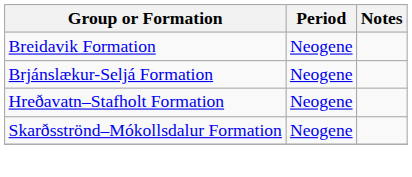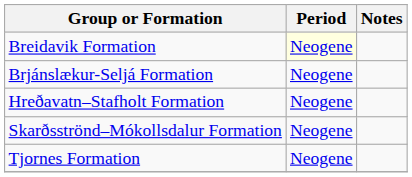(321, 46) no background -> (321, 46) lightyellow background
+ row: (74, 158)
